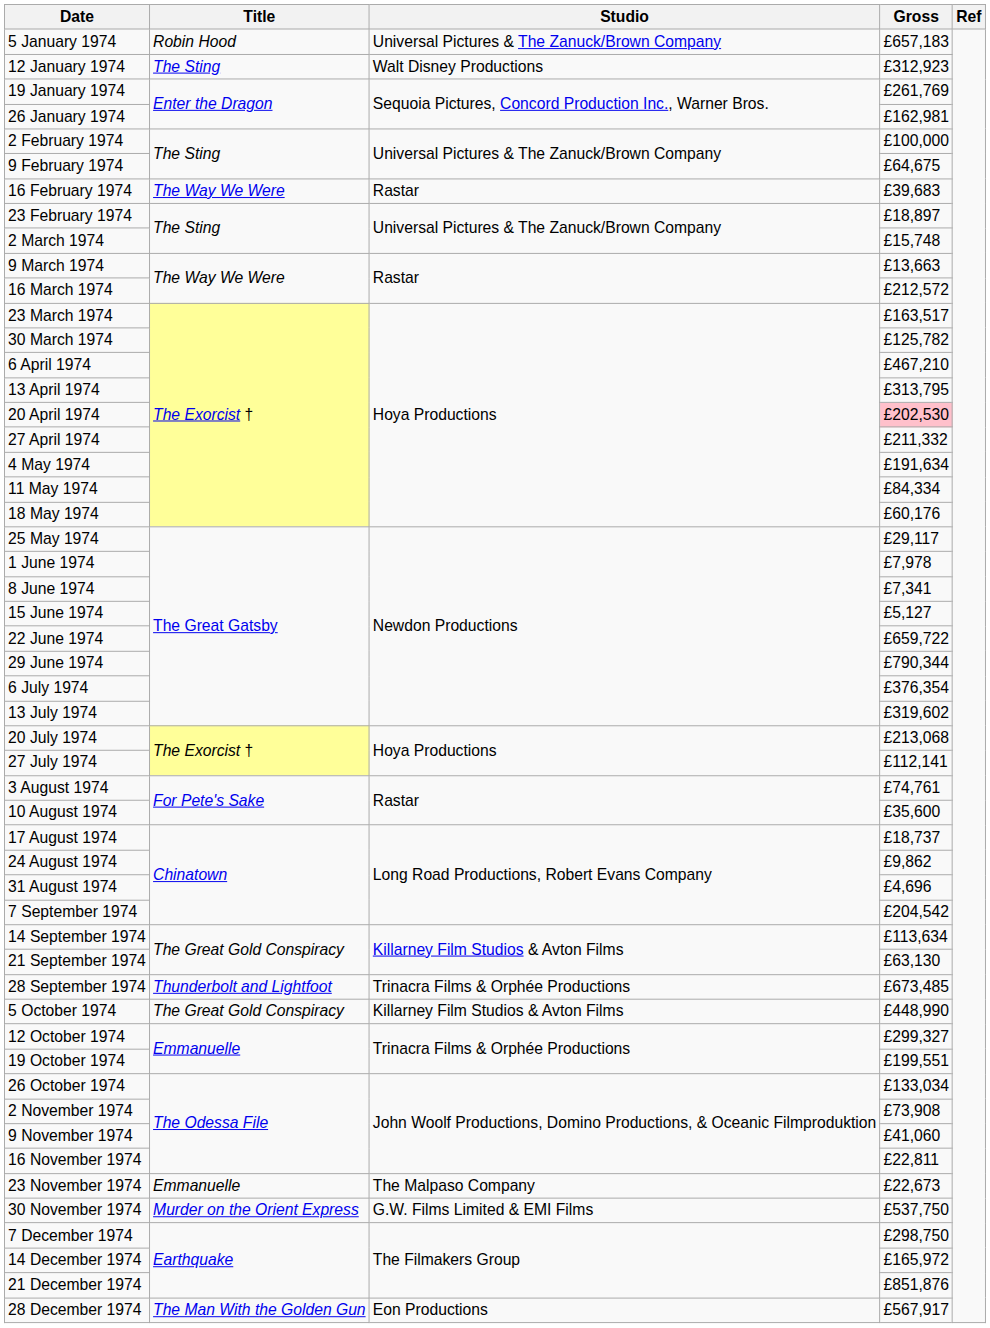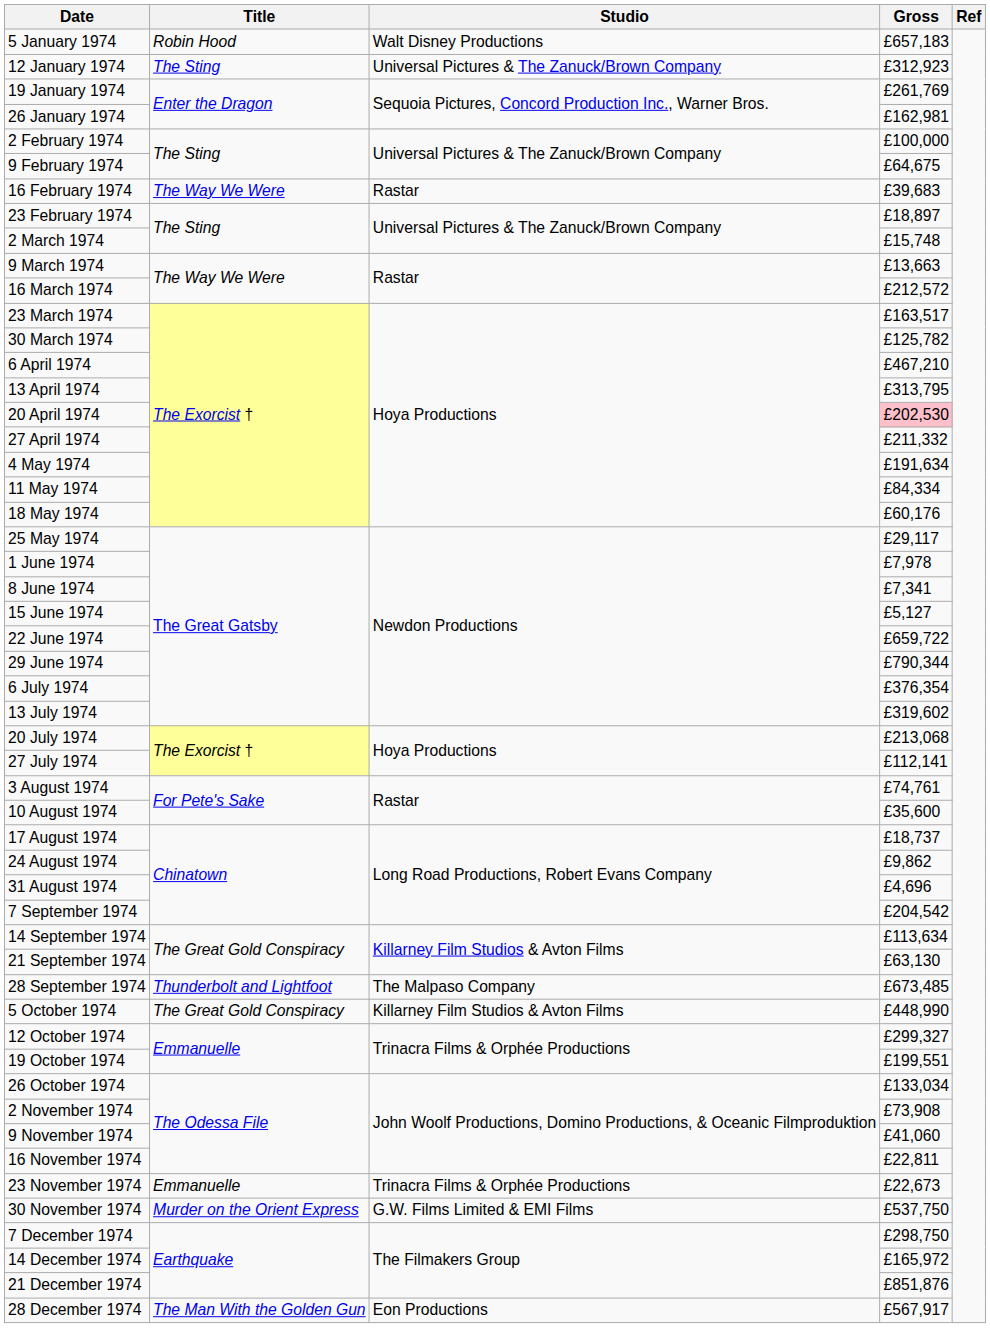(547, 41) Universal Pictures & The Zanuck/Brown Company -> (458, 41) Walt Disney Productions
(458, 66) Walt Disney Productions -> (547, 66) Universal Pictures & The Zanuck/Brown Company
(501, 986) Trinacra Films & Orphée Productions -> (454, 986) The Malpaso Company
(454, 1185) The Malpaso Company -> (501, 1185) Trinacra Films & Orphée Productions
